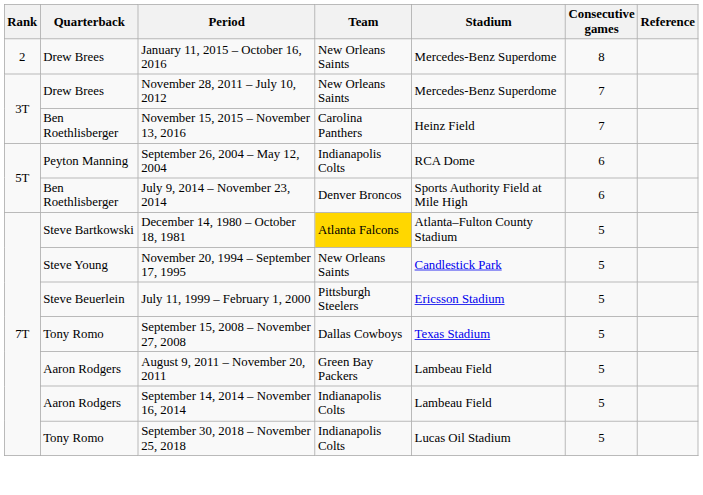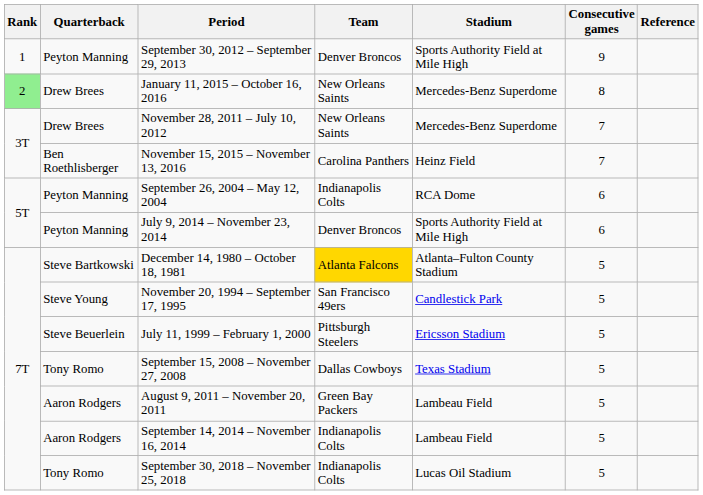+ row: (226, 56)
(22, 56) no background -> (22, 91) lightgreen background
(81, 195) Ben Roethlisberger -> (86, 230) Peyton Manning
(352, 264) New Orleans Saints -> (354, 299) San Francisco 49ers
